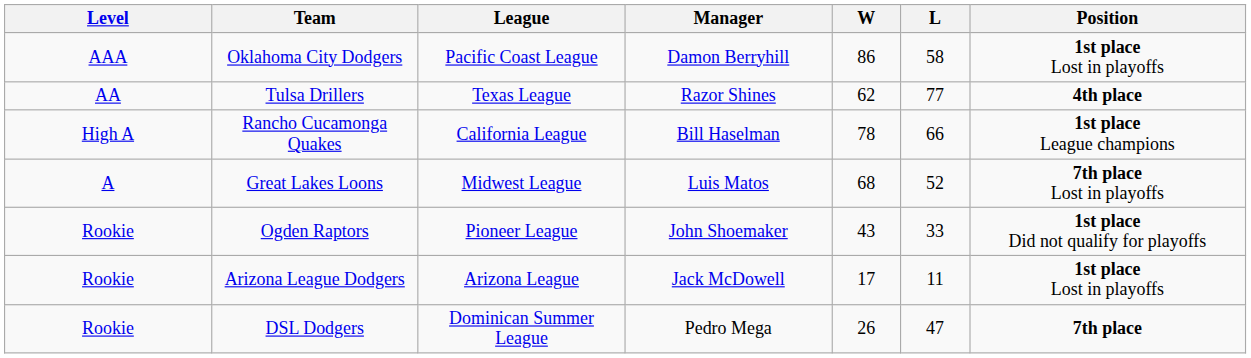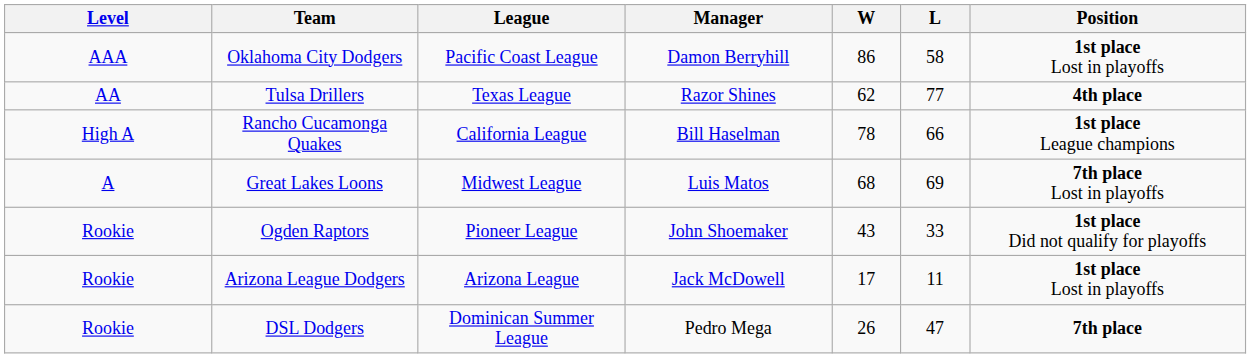(935, 182) 52 -> (935, 182) 69
